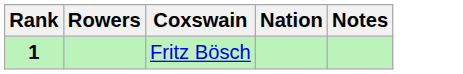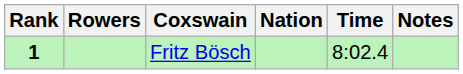+ column: (360, 20)
